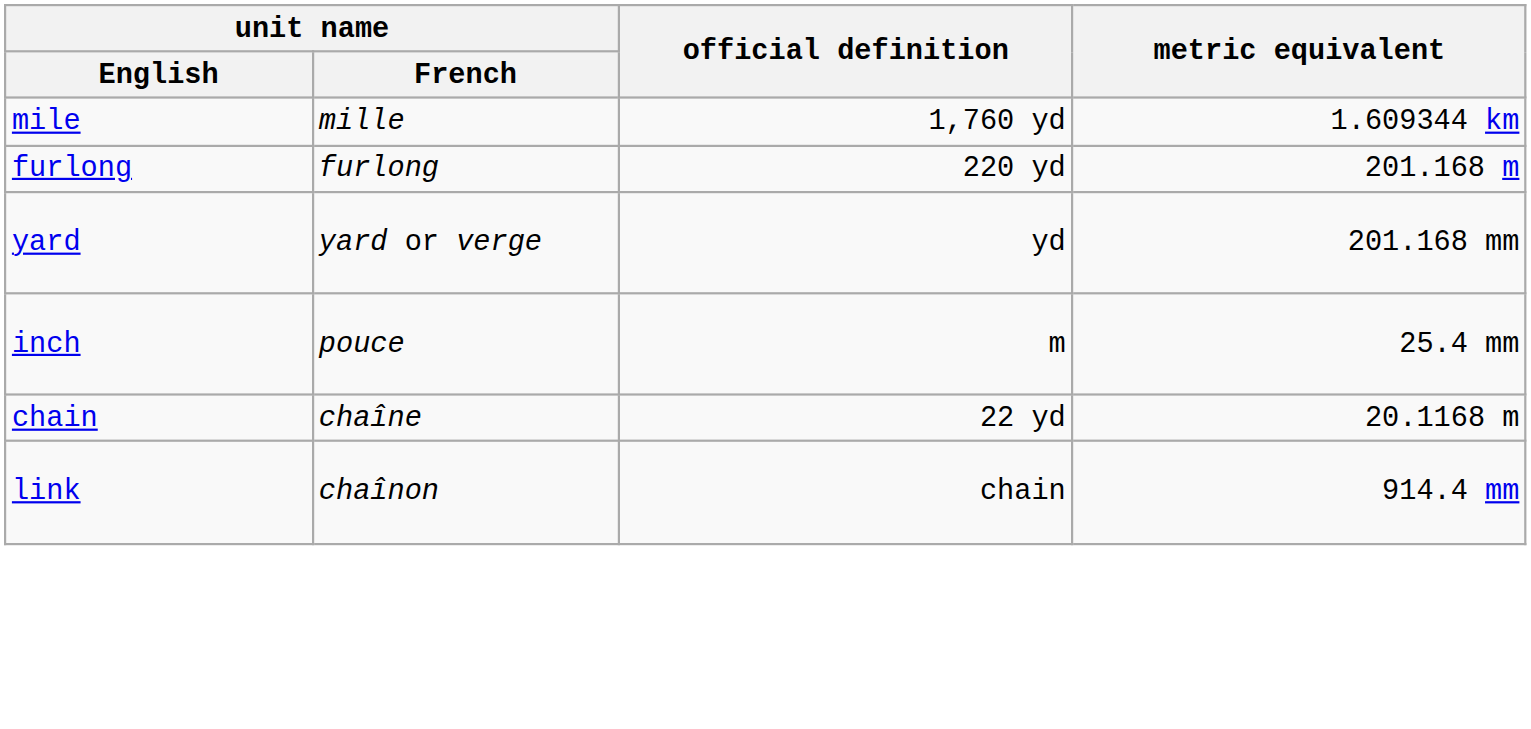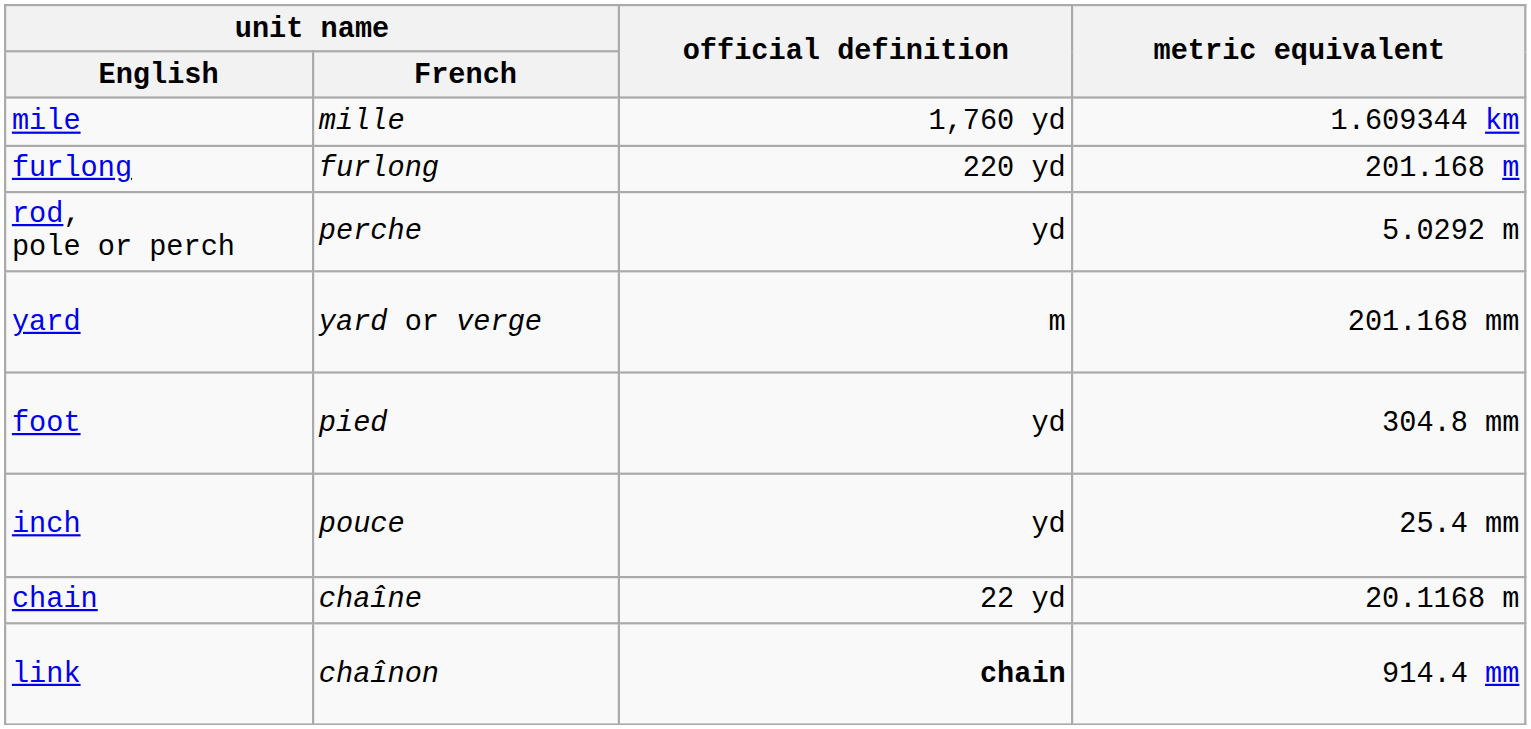+ row: (123, 231)
(1049, 242) yd -> (1057, 322) m
+ row: (46, 424)
(1057, 344) m -> (1049, 525) yd
(1023, 492) normal -> (1023, 673) bold
